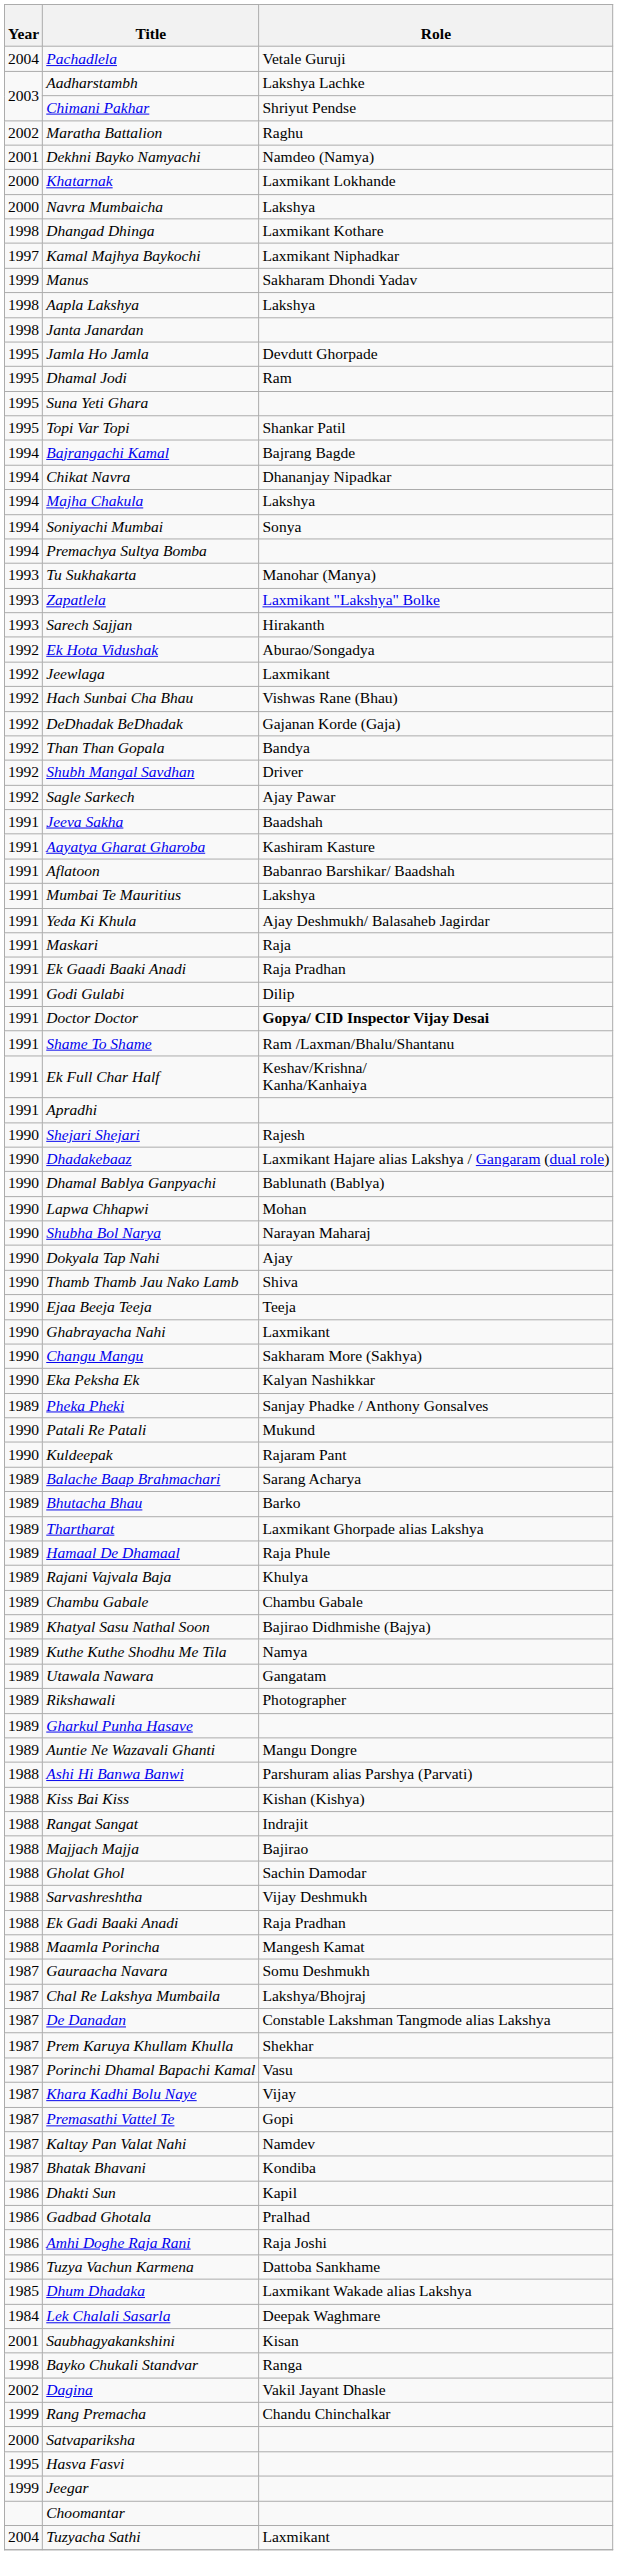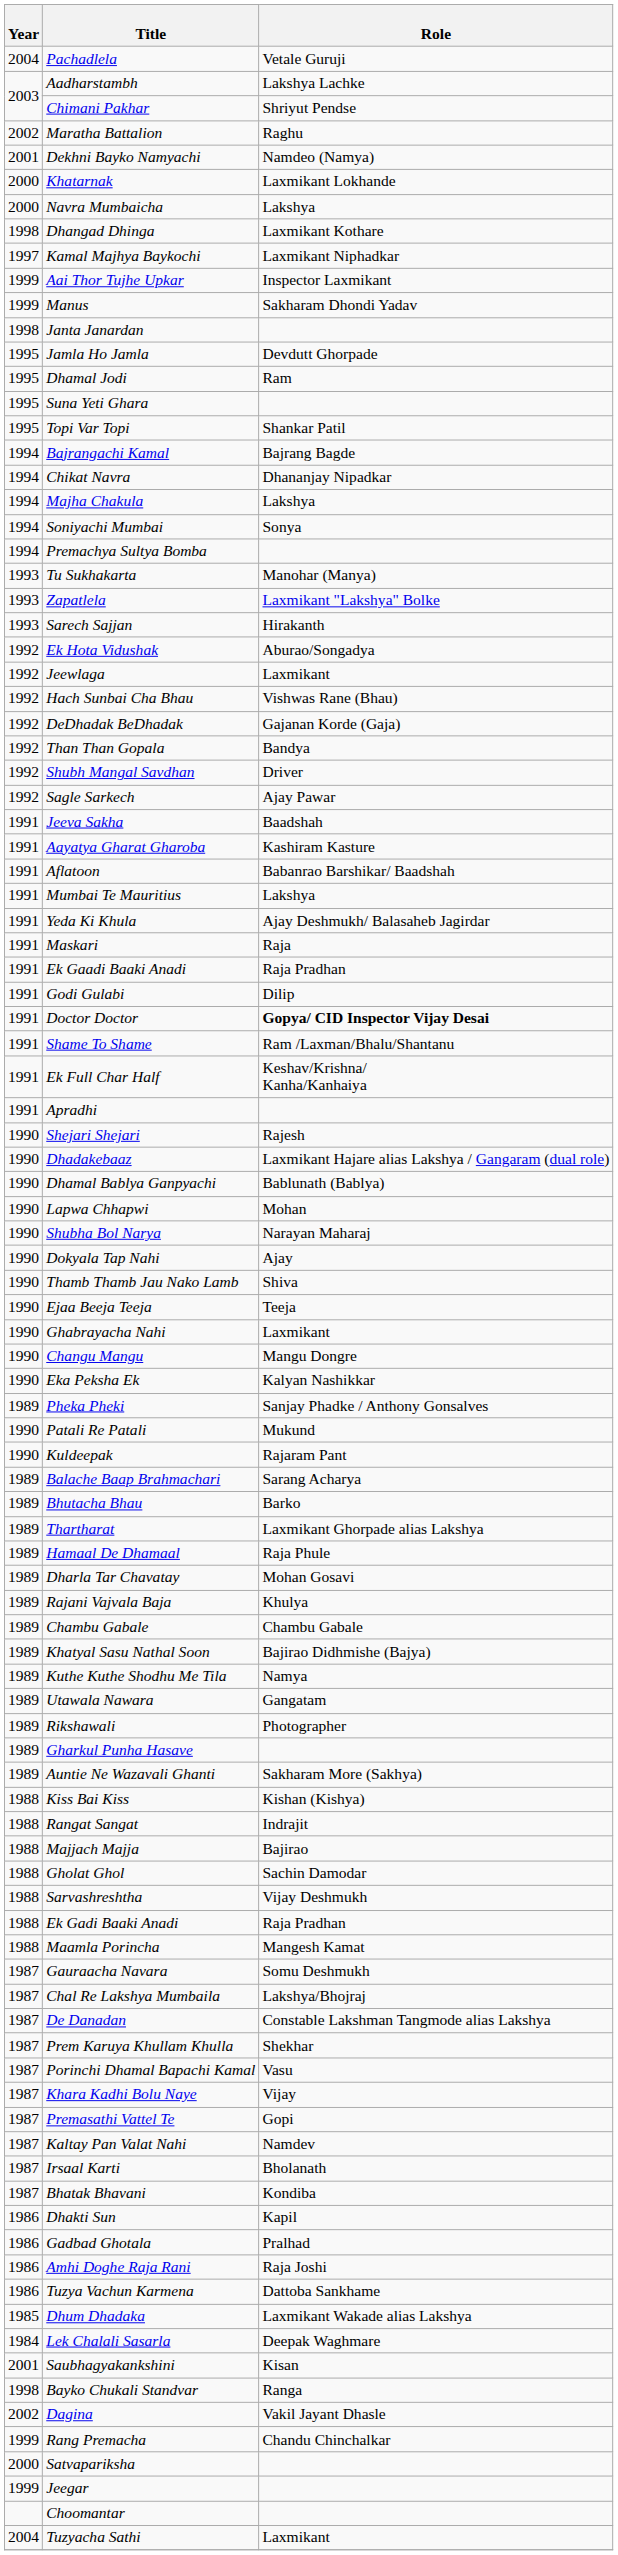+ row: (115, 280)
- row: (93, 305)
(342, 1356) Sakharam More (Sakhya) -> (310, 1356) Mangu Dongre
+ row: (113, 1577)
(310, 1750) Mangu Dongre -> (342, 1774) Sakharam More (Sakhya)
- row: (115, 1774)
+ row: (83, 2168)
- row: (85, 2463)
